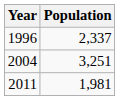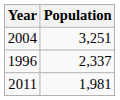rows swapped: (22, 38) <-> (22, 61)
